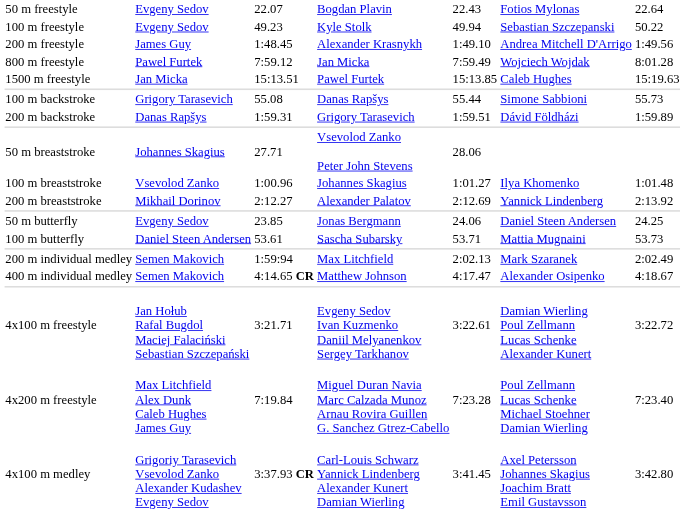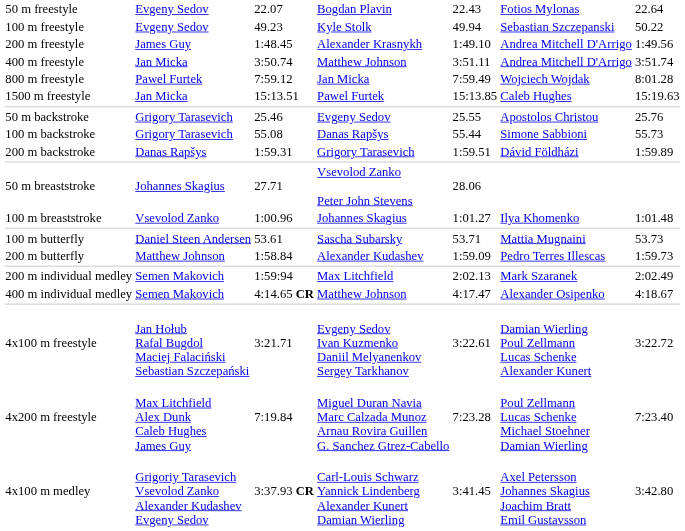+ row: (45, 61)
+ row: (47, 117)
- row: (53, 200)
- row: (42, 221)
+ row: (45, 256)
